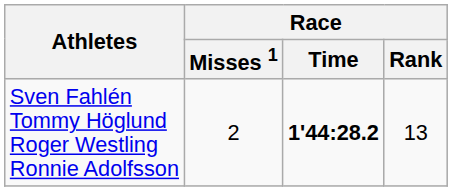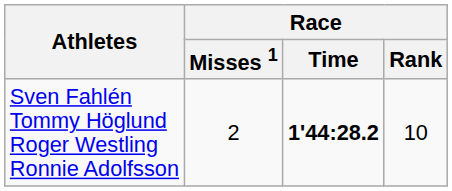(416, 133) 13 -> (416, 133) 10
